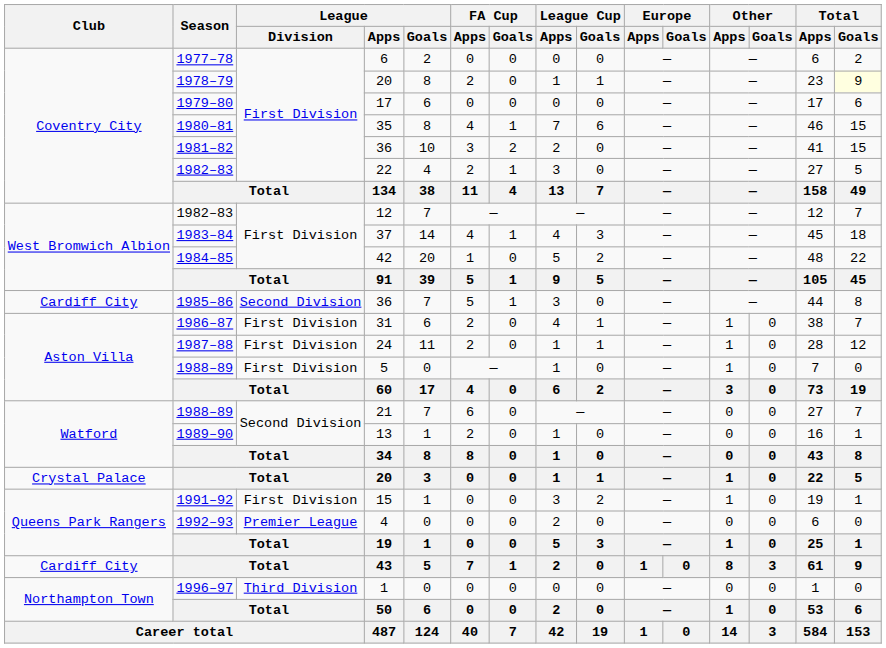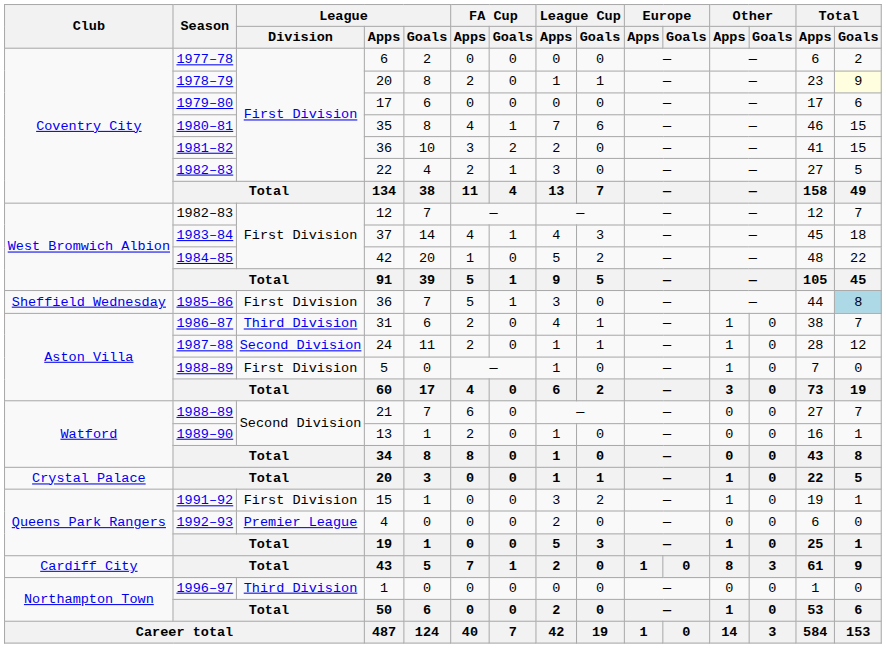(89, 302) Cardiff City -> (89, 302) Sheffield Wednesday
(301, 302) Second Division -> (301, 302) First Division
(858, 302) no background -> (858, 302) lightblue background
(301, 324) First Division -> (301, 324) Third Division
(301, 346) First Division -> (301, 346) Second Division
